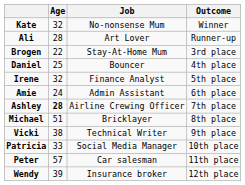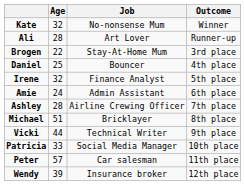(58, 106) bold -> (58, 106) normal
(58, 133) 38 -> (58, 133) 44
